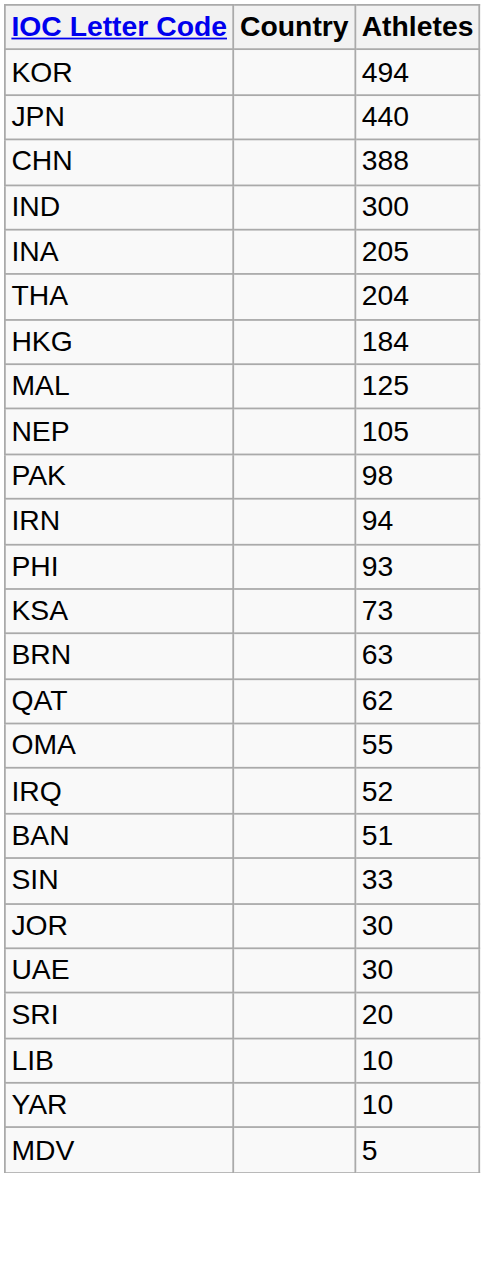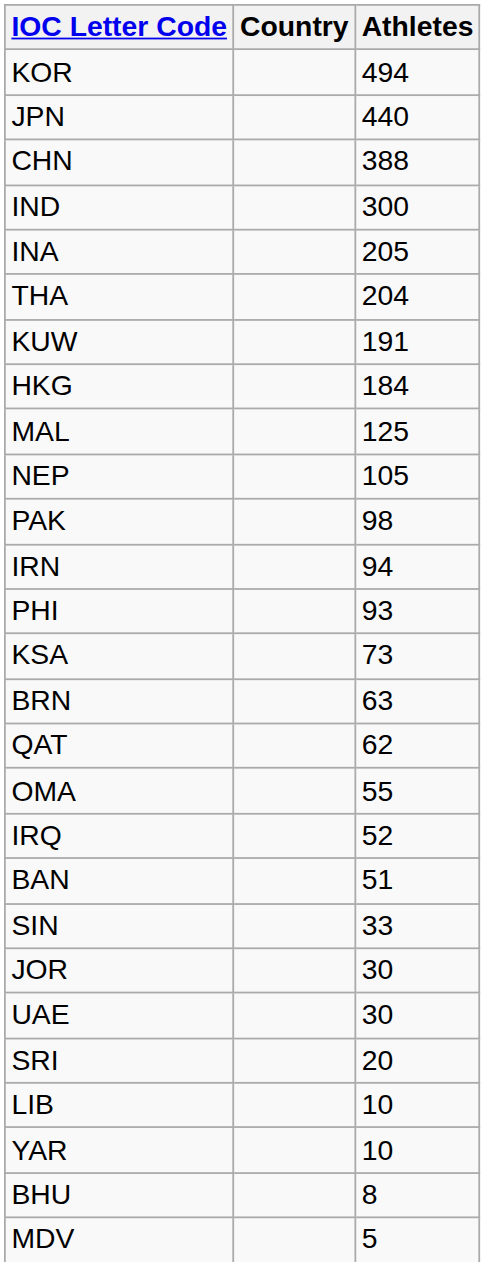+ row: (44, 341)
+ row: (41, 1194)
